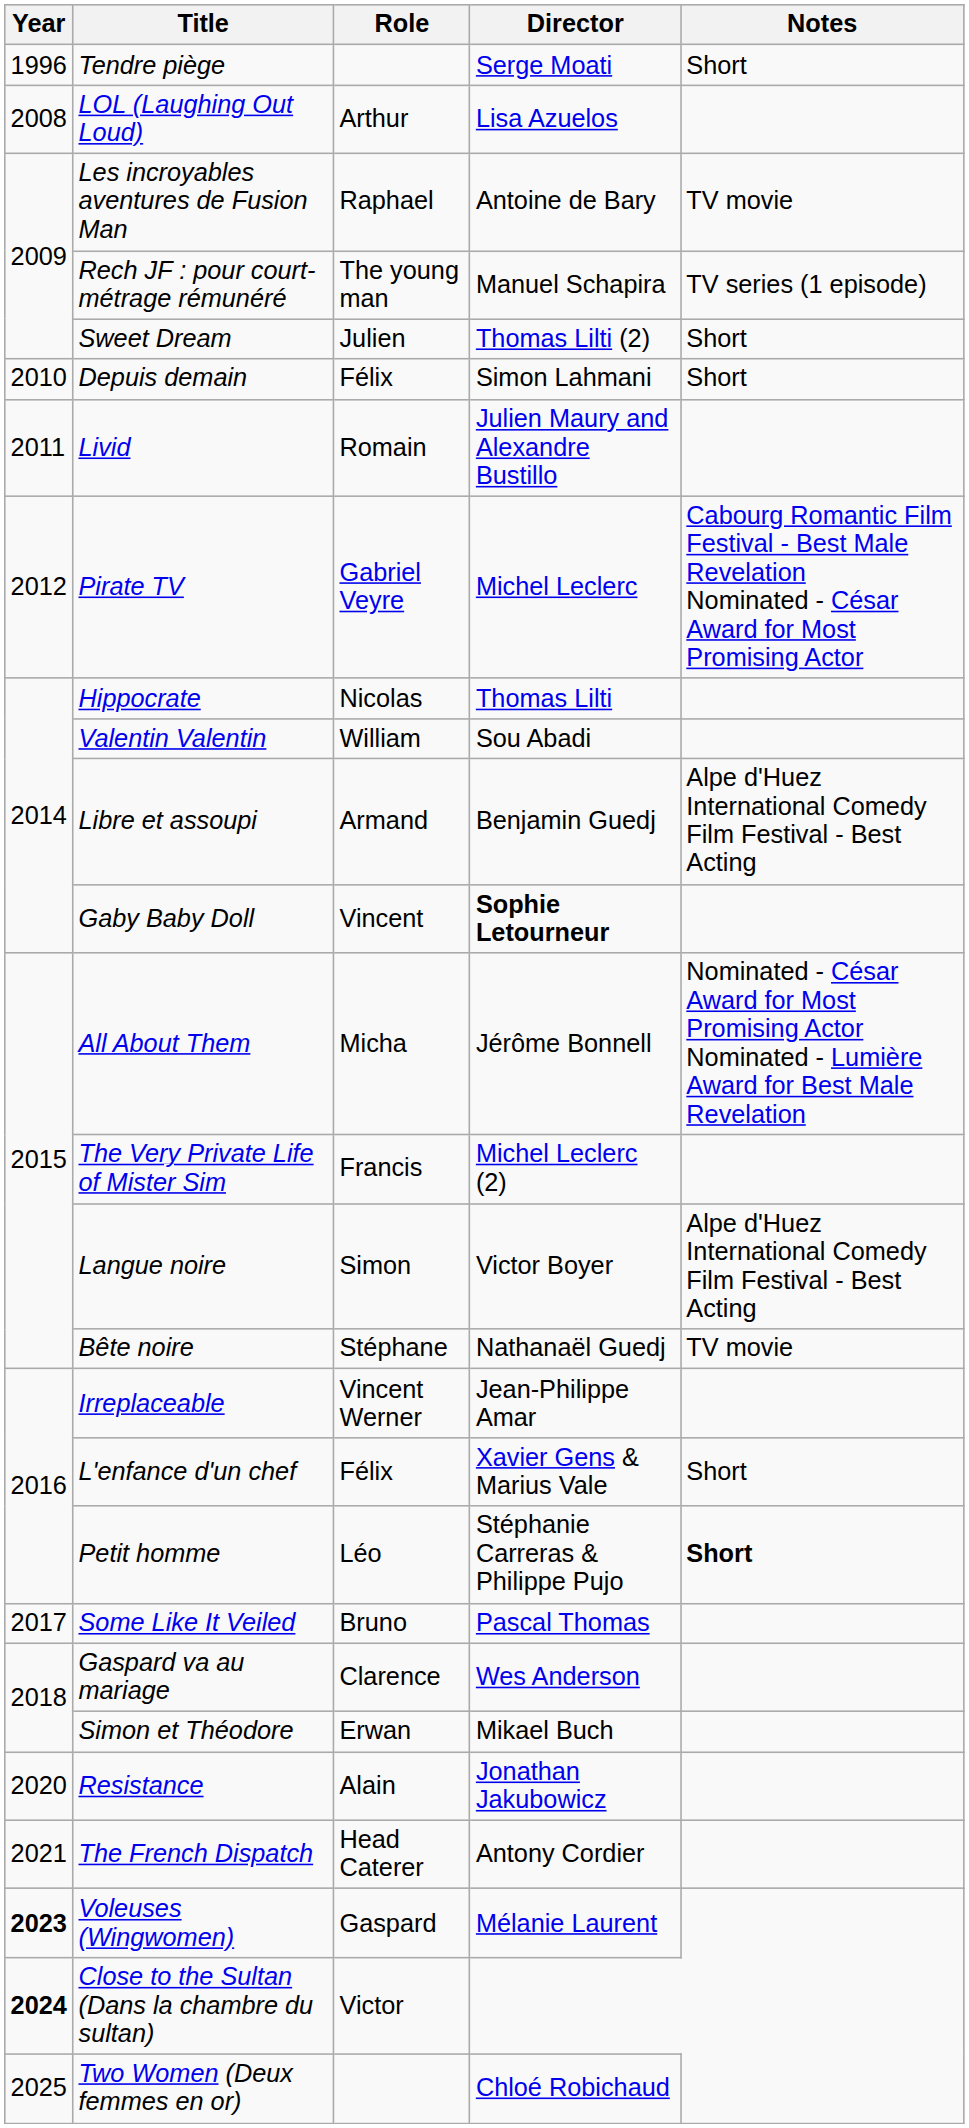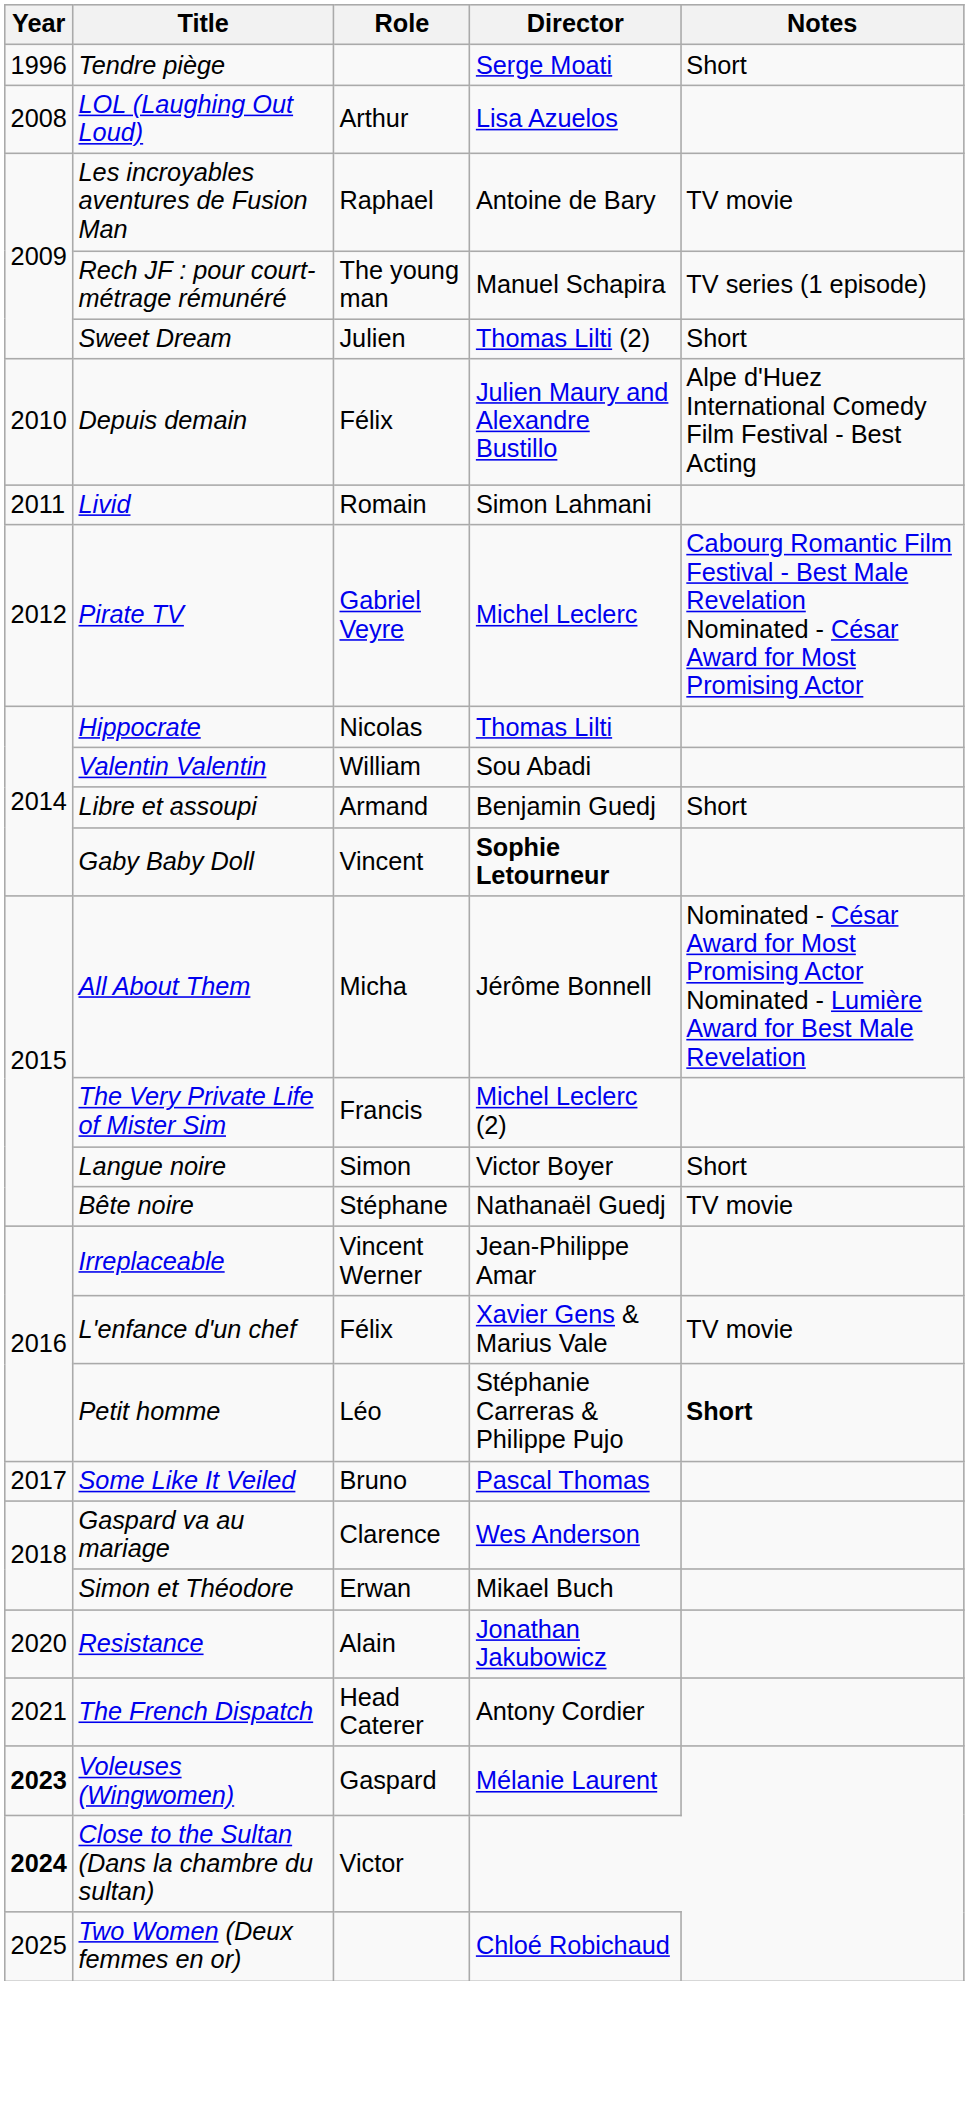(564, 378) Simon Lahmani -> (572, 421) Julien Maury and Alexandre Bustillo
(717, 378) Short -> (806, 421) Alpe d'Huez International Comedy Film Festival - Best Acting
(572, 447) Julien Maury and Alexandre Bustillo -> (564, 504) Simon Lahmani
(806, 821) Alpe d'Huez International Comedy Film Festival - Best Acting -> (717, 806) Short
(806, 1265) Alpe d'Huez International Comedy Film Festival - Best Acting -> (717, 1166) Short
(717, 1471) Short -> (740, 1329) TV movie
